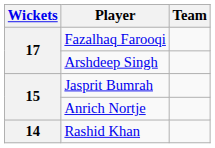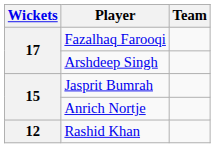(33, 131) 14 -> (33, 131) 12
